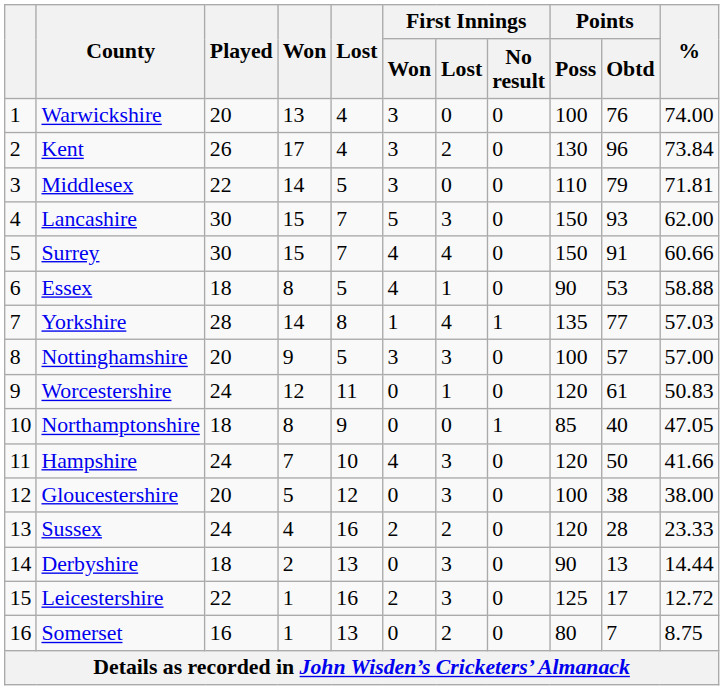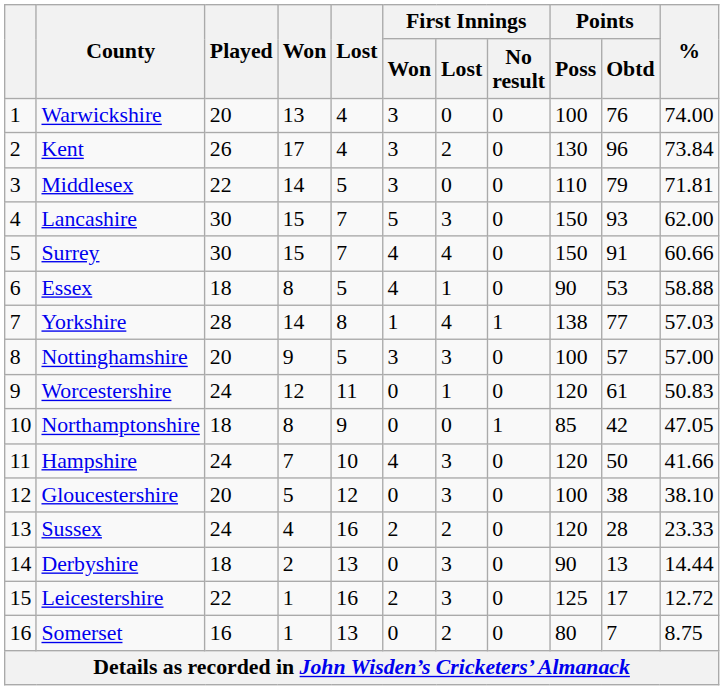(571, 322) 135 -> (571, 322) 138
(617, 425) 40 -> (617, 425) 42
(689, 494) 38.00 -> (689, 494) 38.10
